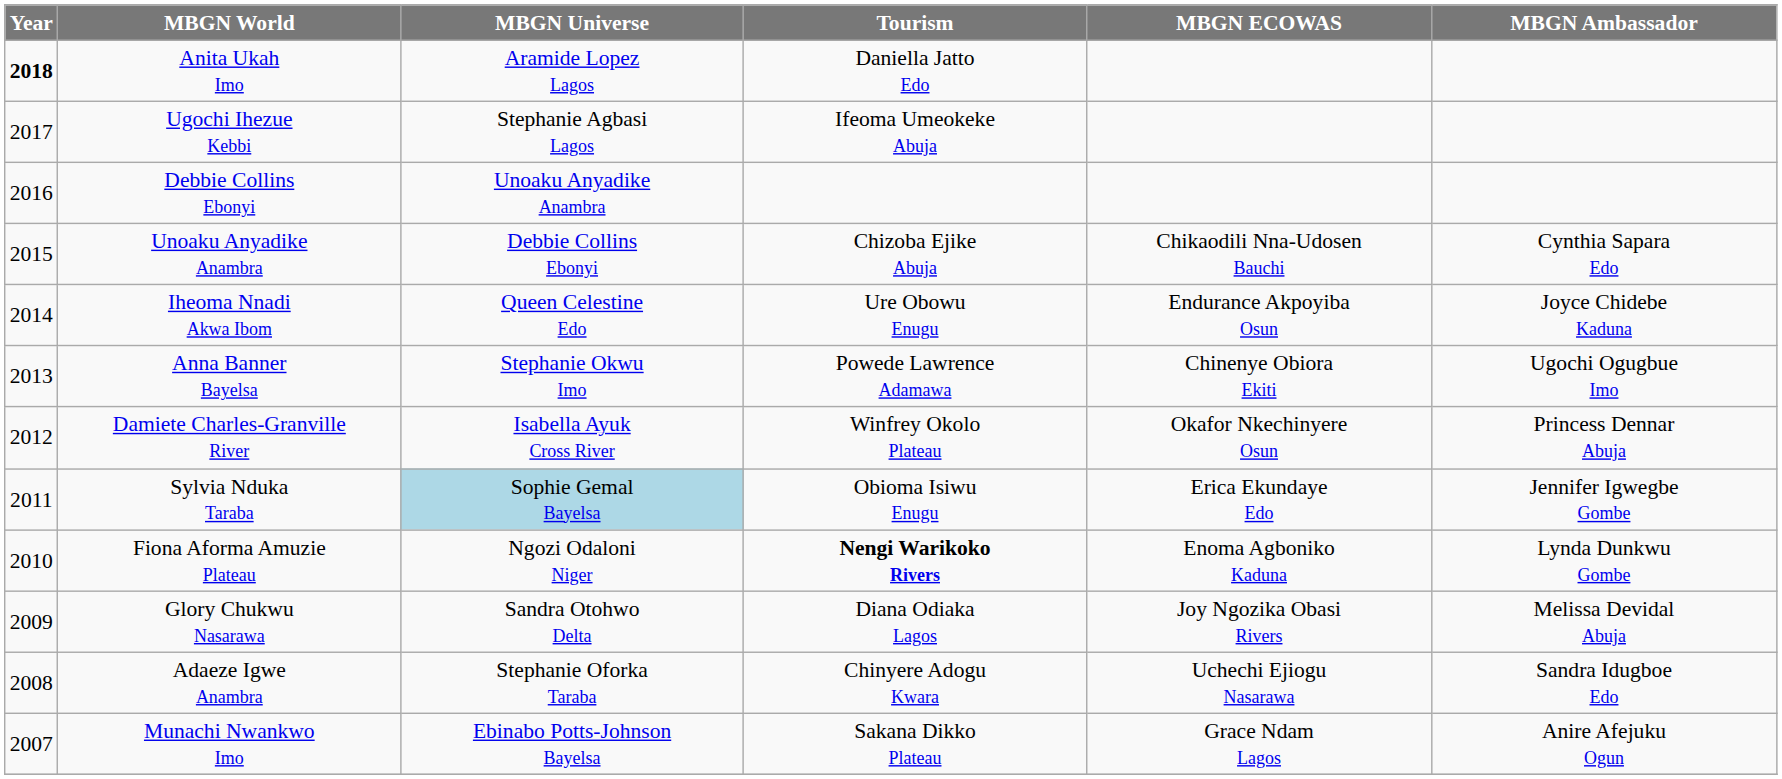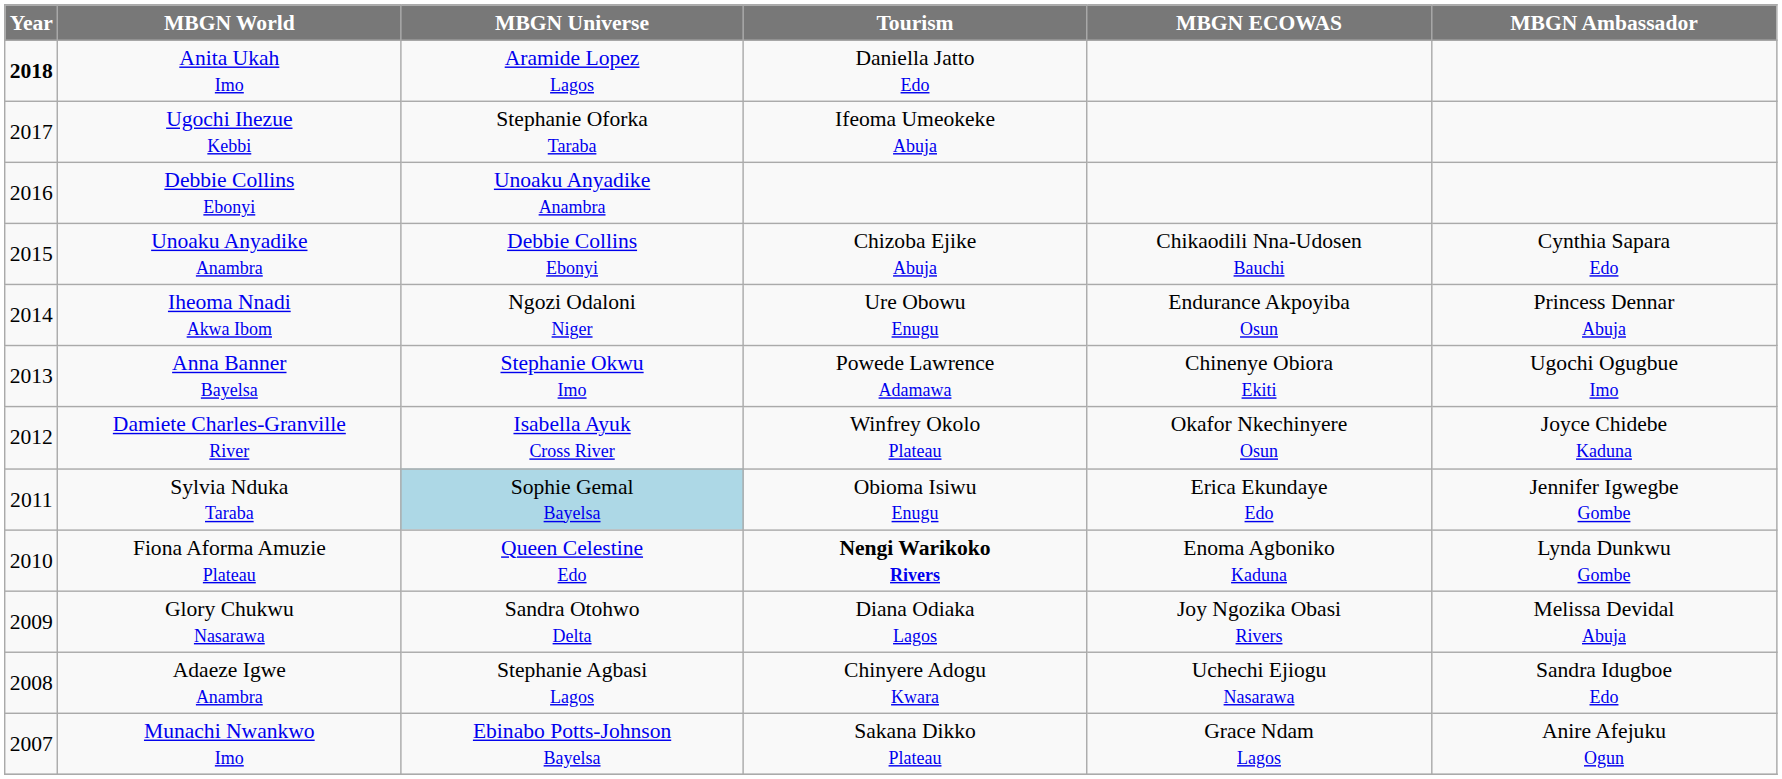(572, 131) Stephanie Agbasi Lagos -> (572, 131) Stephanie Oforka Taraba
(572, 315) Queen Celestine Edo -> (572, 315) Ngozi Odaloni Niger
(1604, 315) Joyce Chidebe Kaduna -> (1604, 315) Princess Dennar Abuja
(1604, 437) Princess Dennar Abuja -> (1604, 437) Joyce Chidebe Kaduna
(572, 560) Ngozi Odaloni Niger -> (572, 560) Queen Celestine Edo
(572, 682) Stephanie Oforka Taraba -> (572, 682) Stephanie Agbasi Lagos
